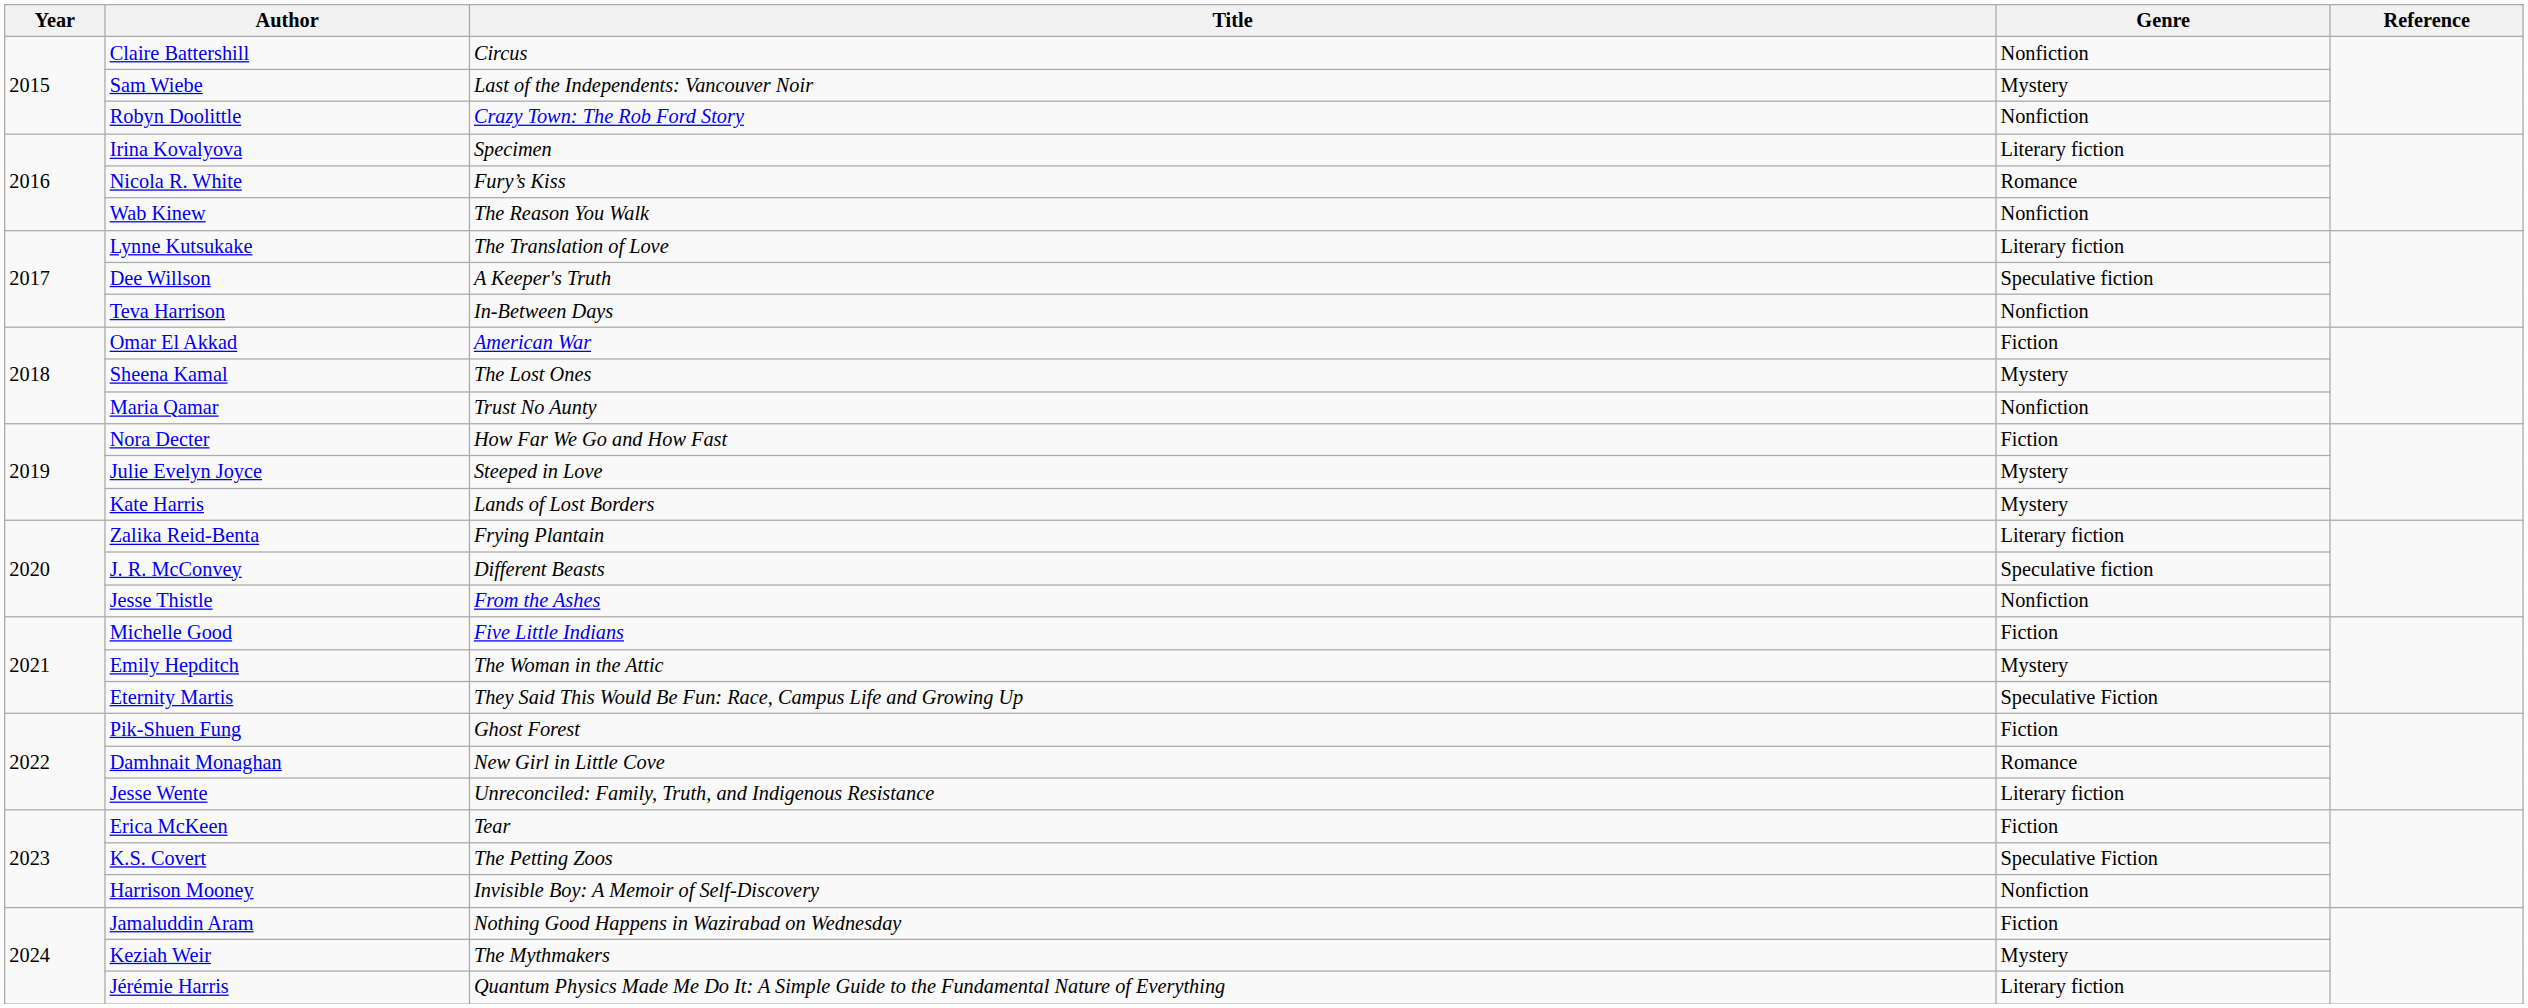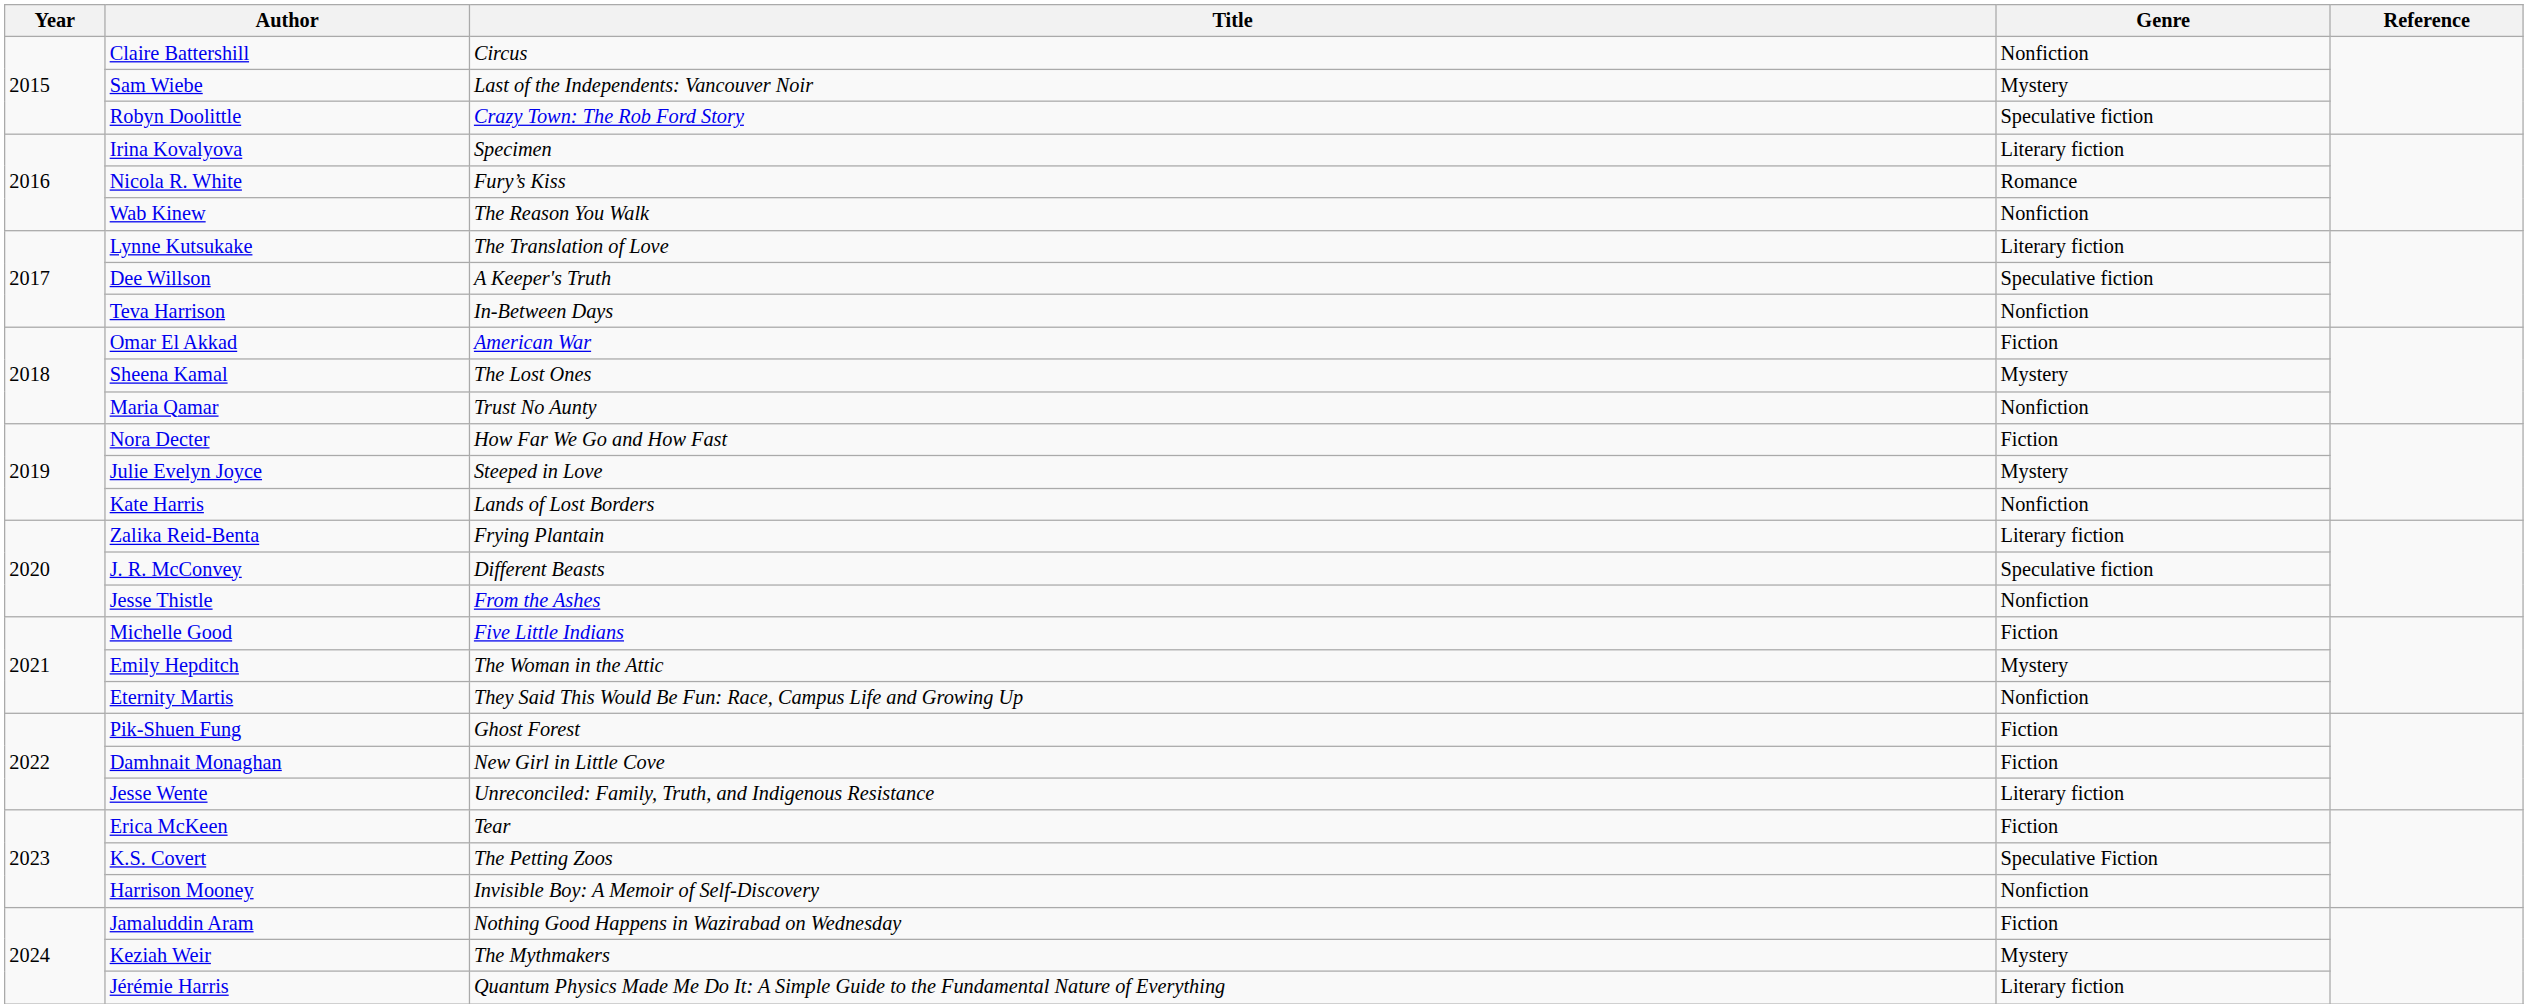(2045, 117) Nonfiction -> (2077, 117) Speculative fiction
(2034, 504) Mystery -> (2045, 504) Nonfiction
(2079, 697) Speculative Fiction -> (2045, 697) Nonfiction
(2039, 761) Romance -> (2029, 761) Fiction
